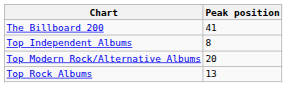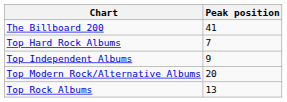+ row: (64, 43)
(208, 43) 8 -> (208, 58) 9
